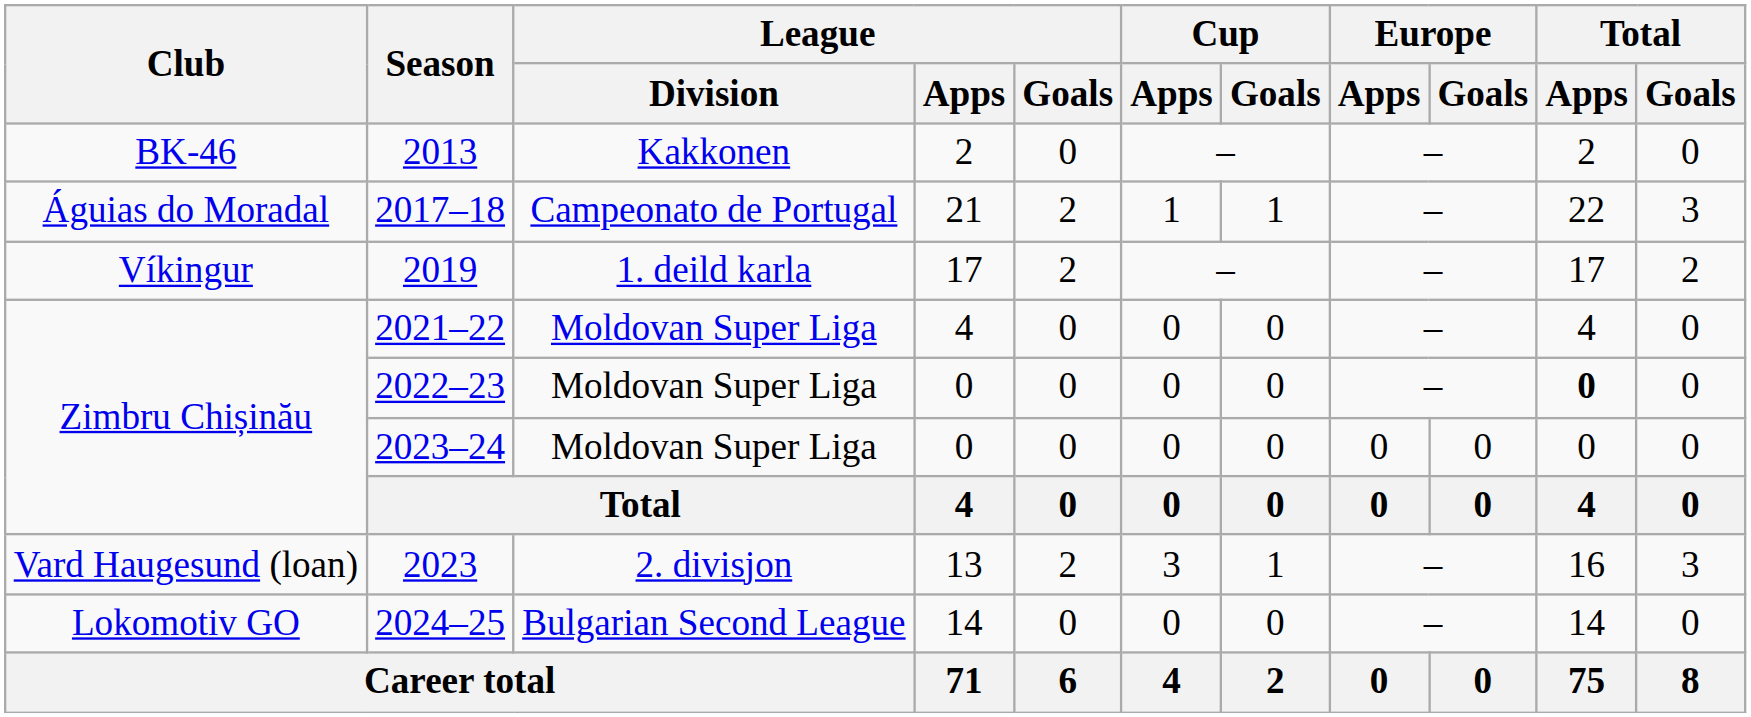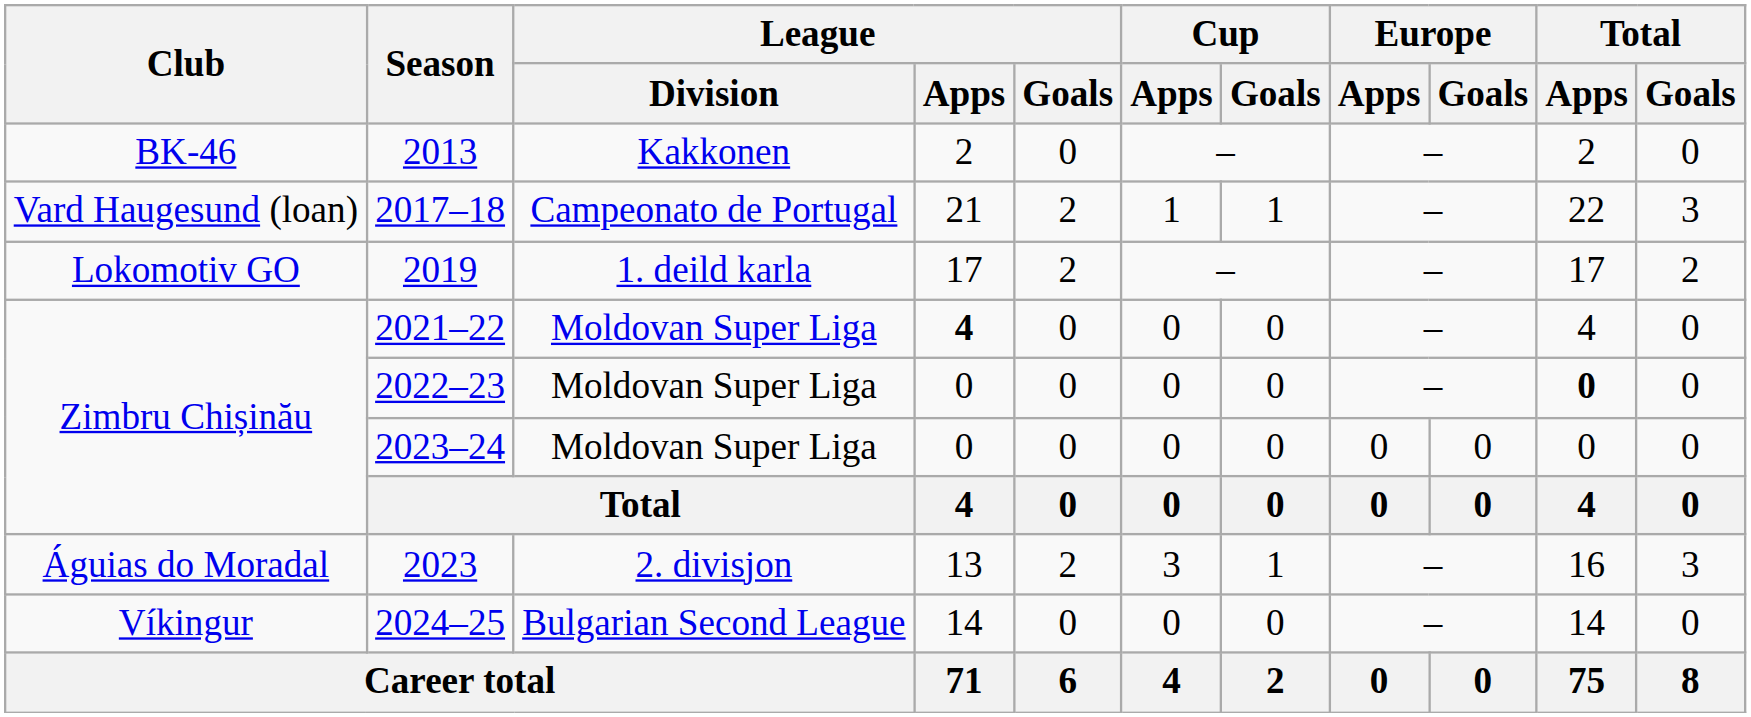(186, 210) Águias do Moradal -> (186, 210) Vard Haugesund (loan)
(186, 269) Víkingur -> (186, 269) Lokomotiv GO
(964, 328) normal -> (964, 328) bold
(186, 563) Vard Haugesund (loan) -> (186, 563) Águias do Moradal
(186, 622) Lokomotiv GO -> (186, 622) Víkingur
